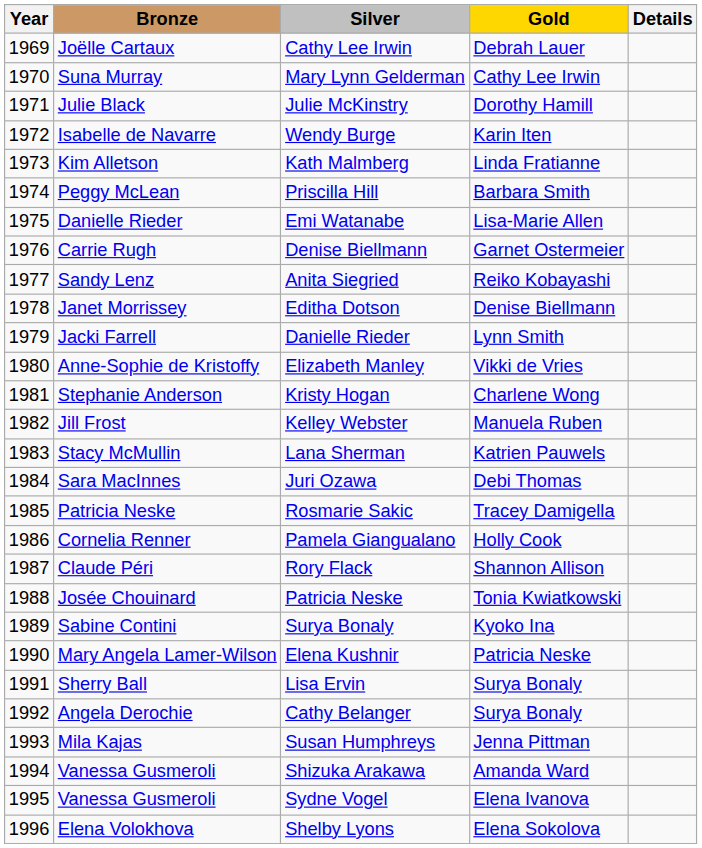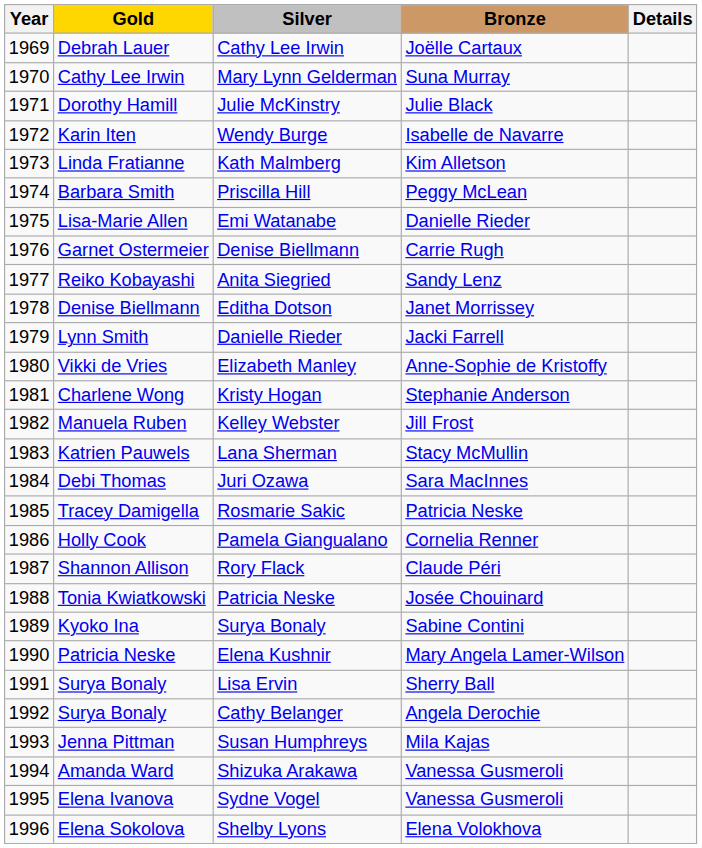columns swapped: (549, 18) <-> (167, 18)
